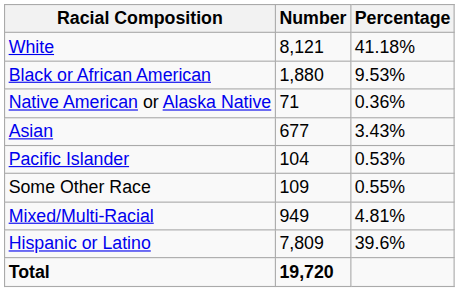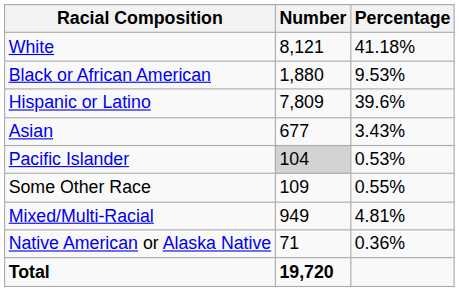rows swapped: (140, 103) <-> (80, 243)
(294, 159) no background -> (294, 159) lightgrey background
